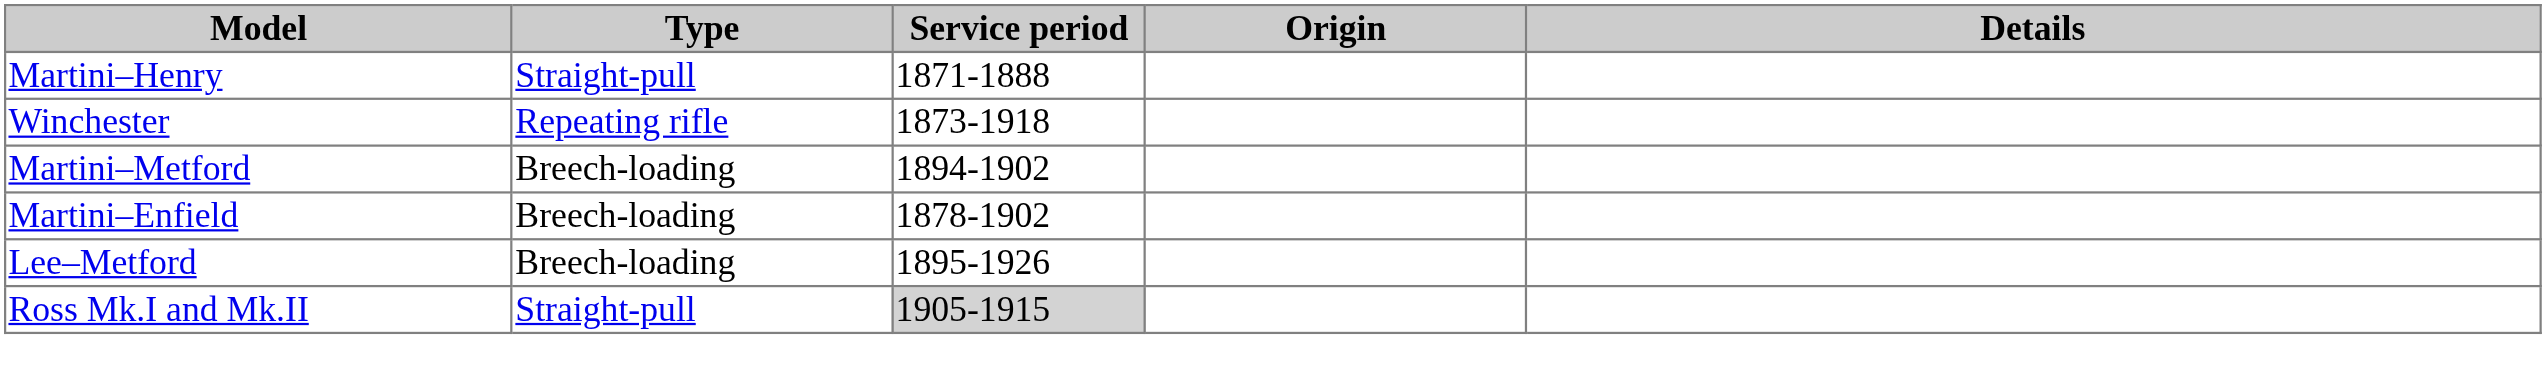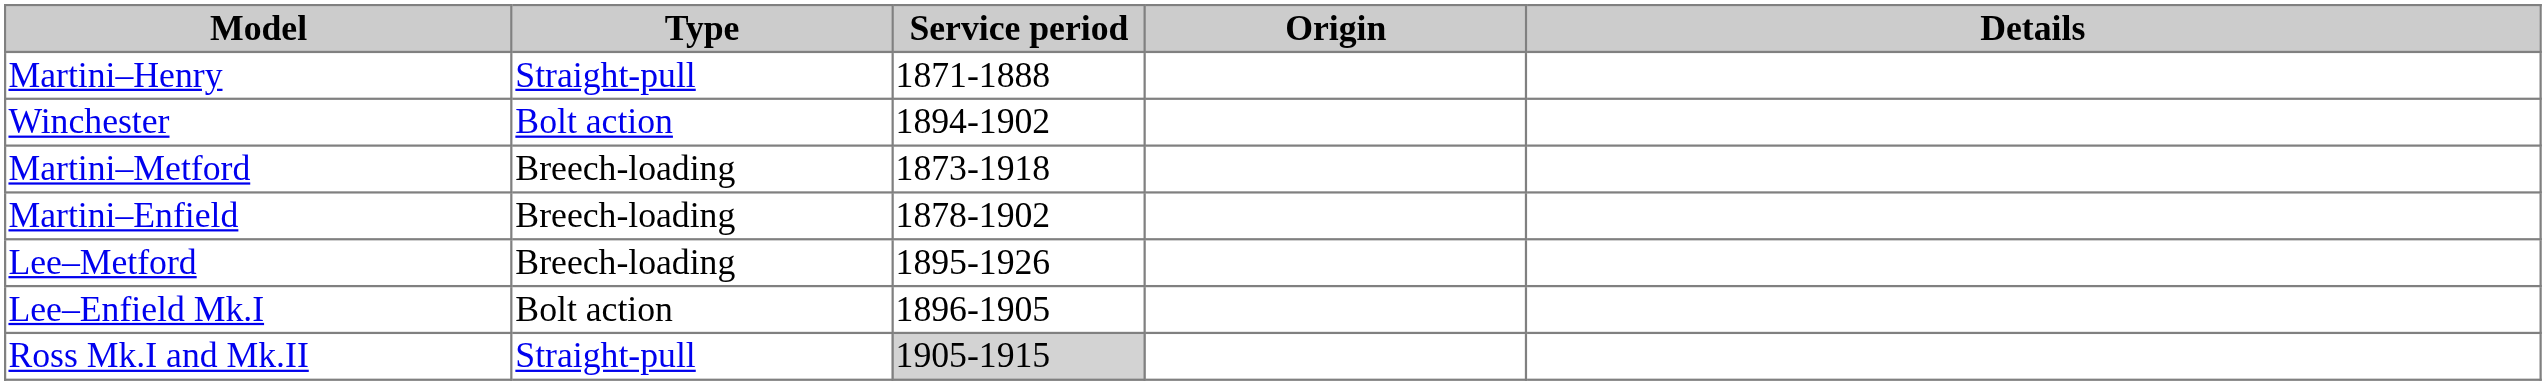(622, 121) Repeating rifle -> (594, 121) Bolt action
(973, 121) 1873-1918 -> (973, 121) 1894-1902
(973, 168) 1894-1902 -> (973, 168) 1873-1918
+ row: (136, 308)
